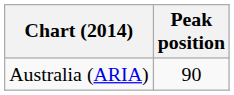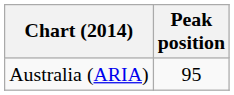(191, 74) 90 -> (191, 74) 95
